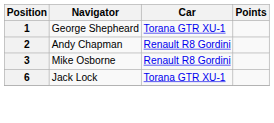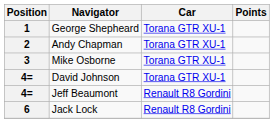(187, 45) Renault R8 Gordini -> (185, 45) Torana GTR XU-1
(187, 61) Renault R8 Gordini -> (185, 61) Torana GTR XU-1
+ row: (86, 77)
+ row: (85, 93)
(185, 77) Torana GTR XU-1 -> (187, 110) Renault R8 Gordini
